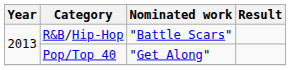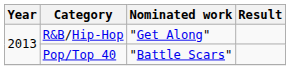(181, 34) "Battle Scars" -> (170, 34) "Get Along"
(170, 54) "Get Along" -> (181, 54) "Battle Scars"
